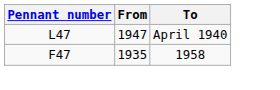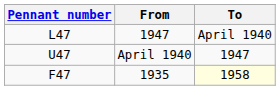+ row: (59, 55)
(190, 55) no background -> (235, 75) lightyellow background
